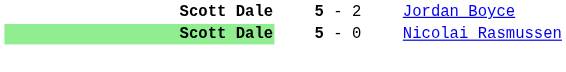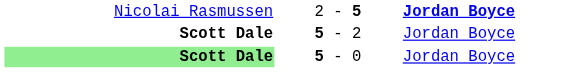+ row: (338, 11)
(482, 34) Nicolai Rasmussen -> (459, 57) Jordan Boyce
